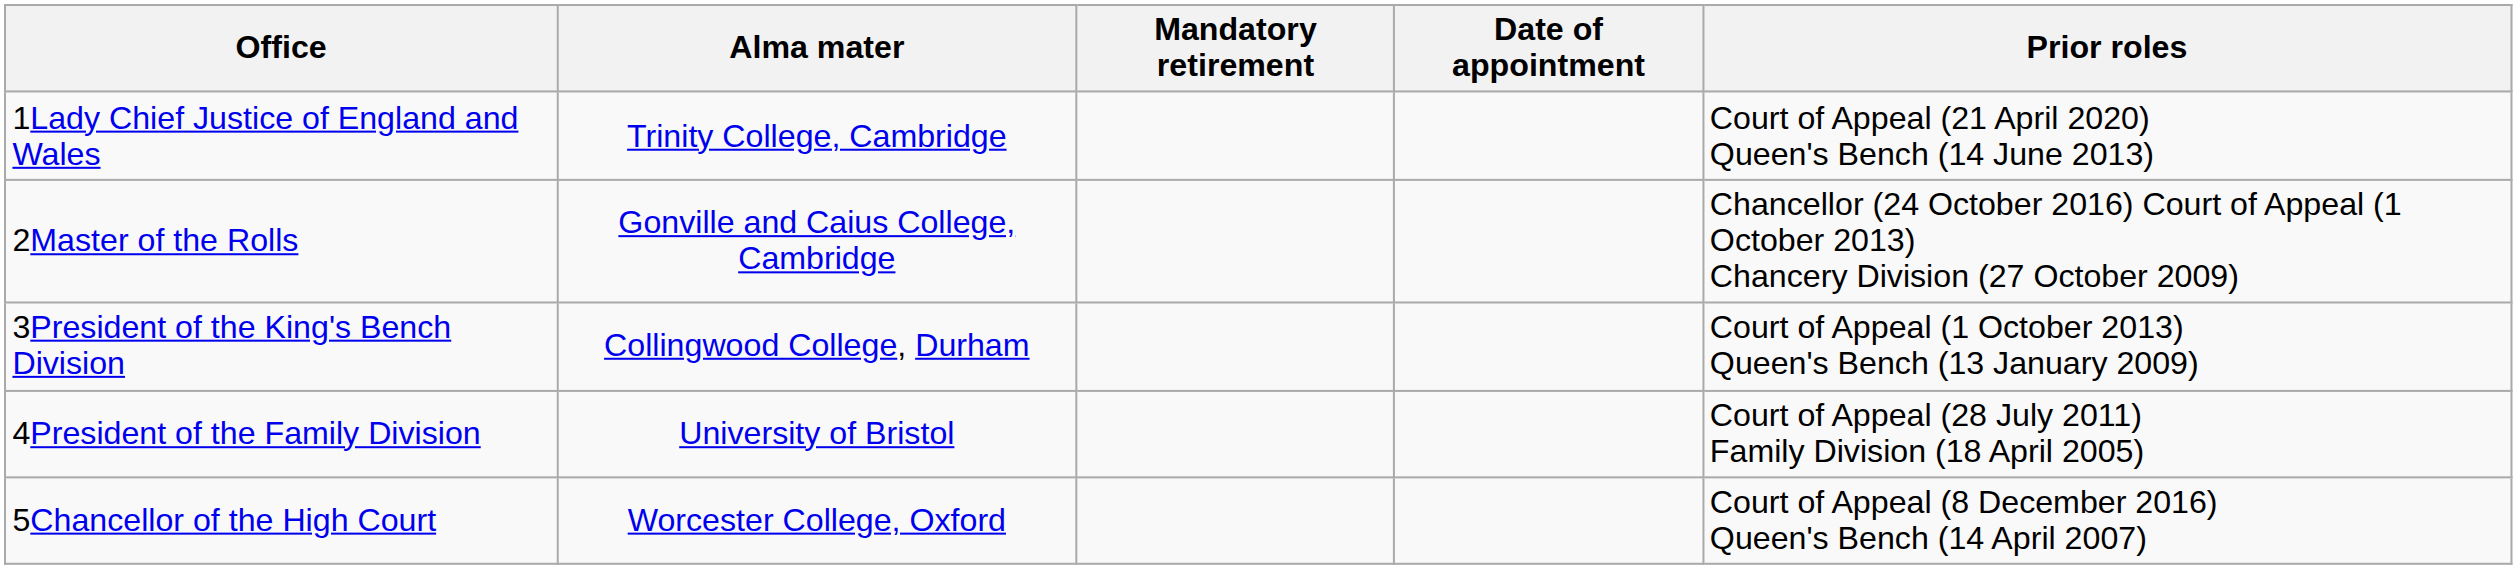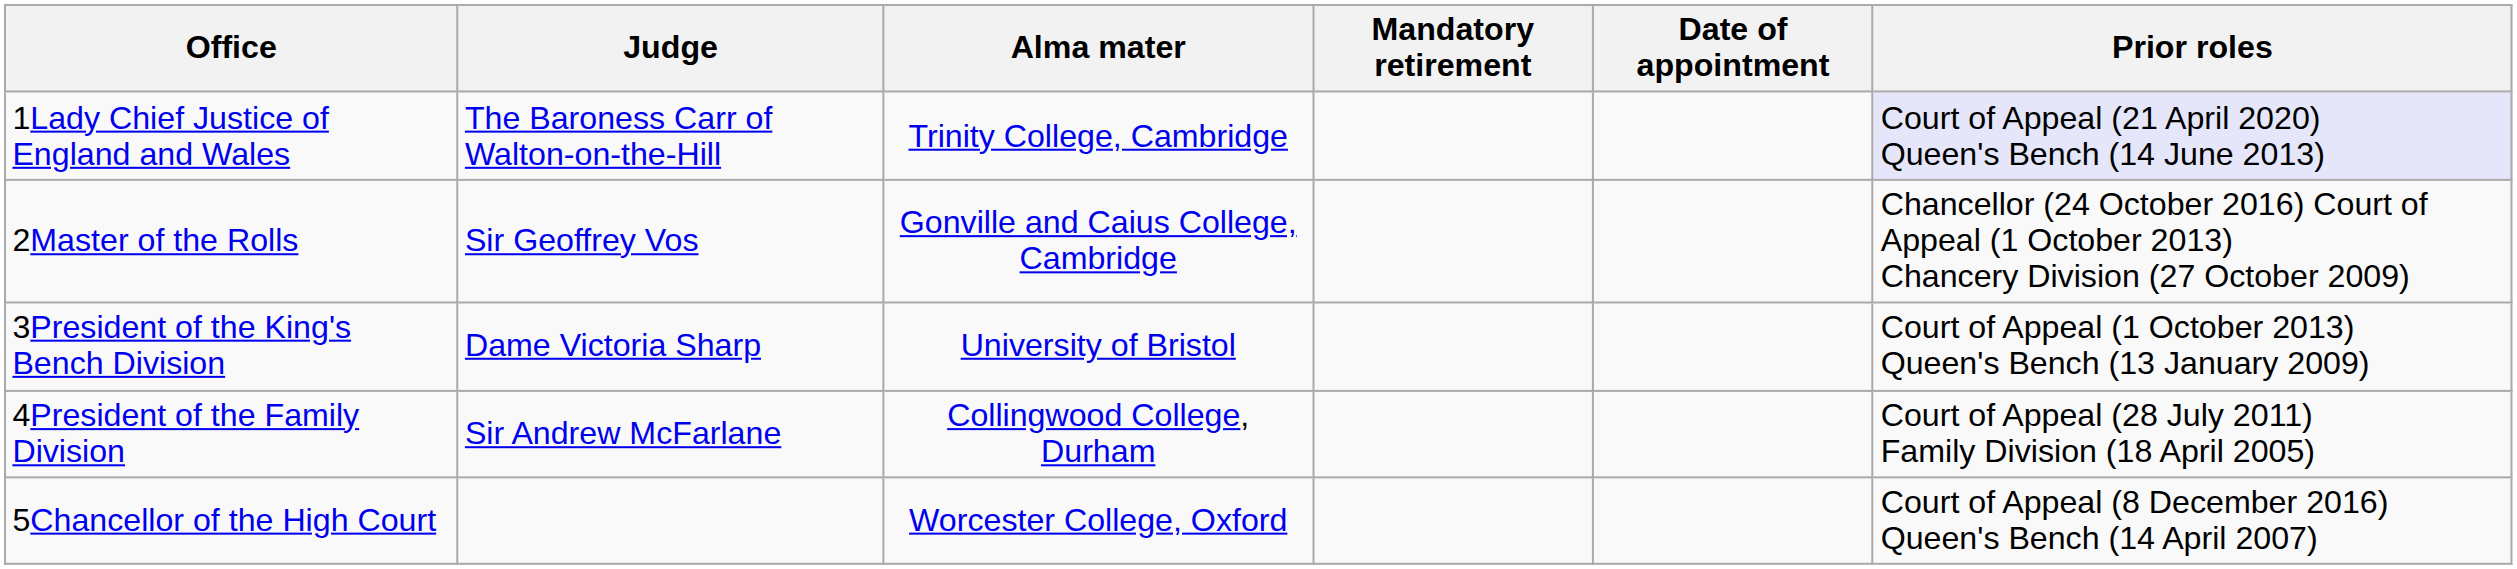+ column: (671, 48)
(1932, 135) no background -> (2103, 135) lavender background
(817, 345) Collingwood College, Durham -> (1098, 345) University of Bristol
(817, 433) University of Bristol -> (1098, 433) Collingwood College, Durham
